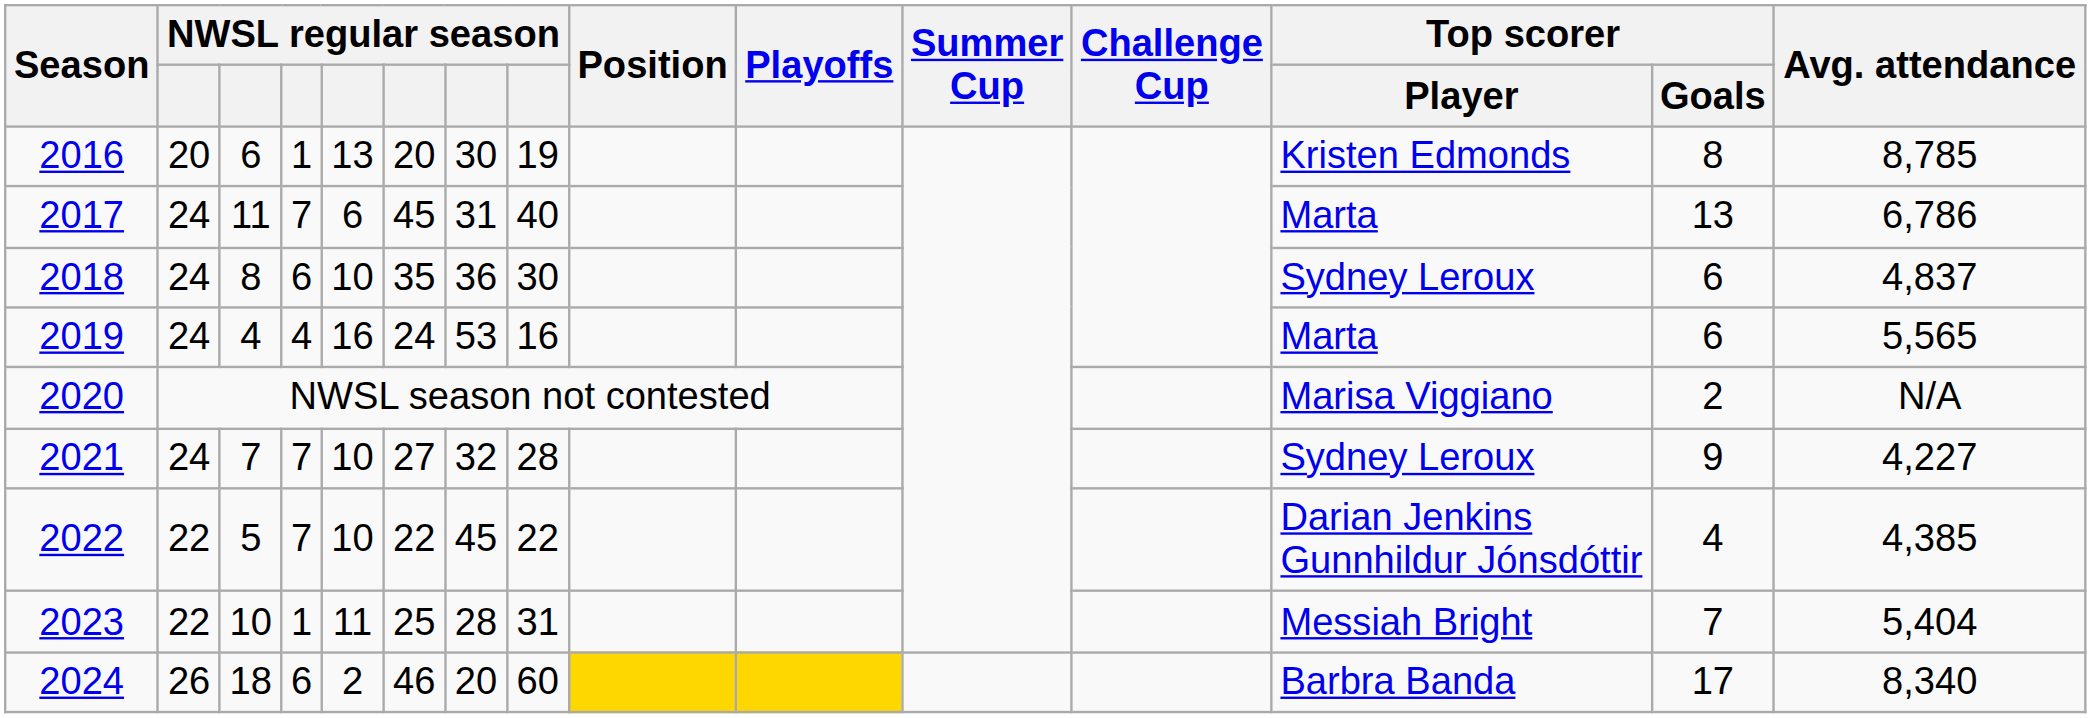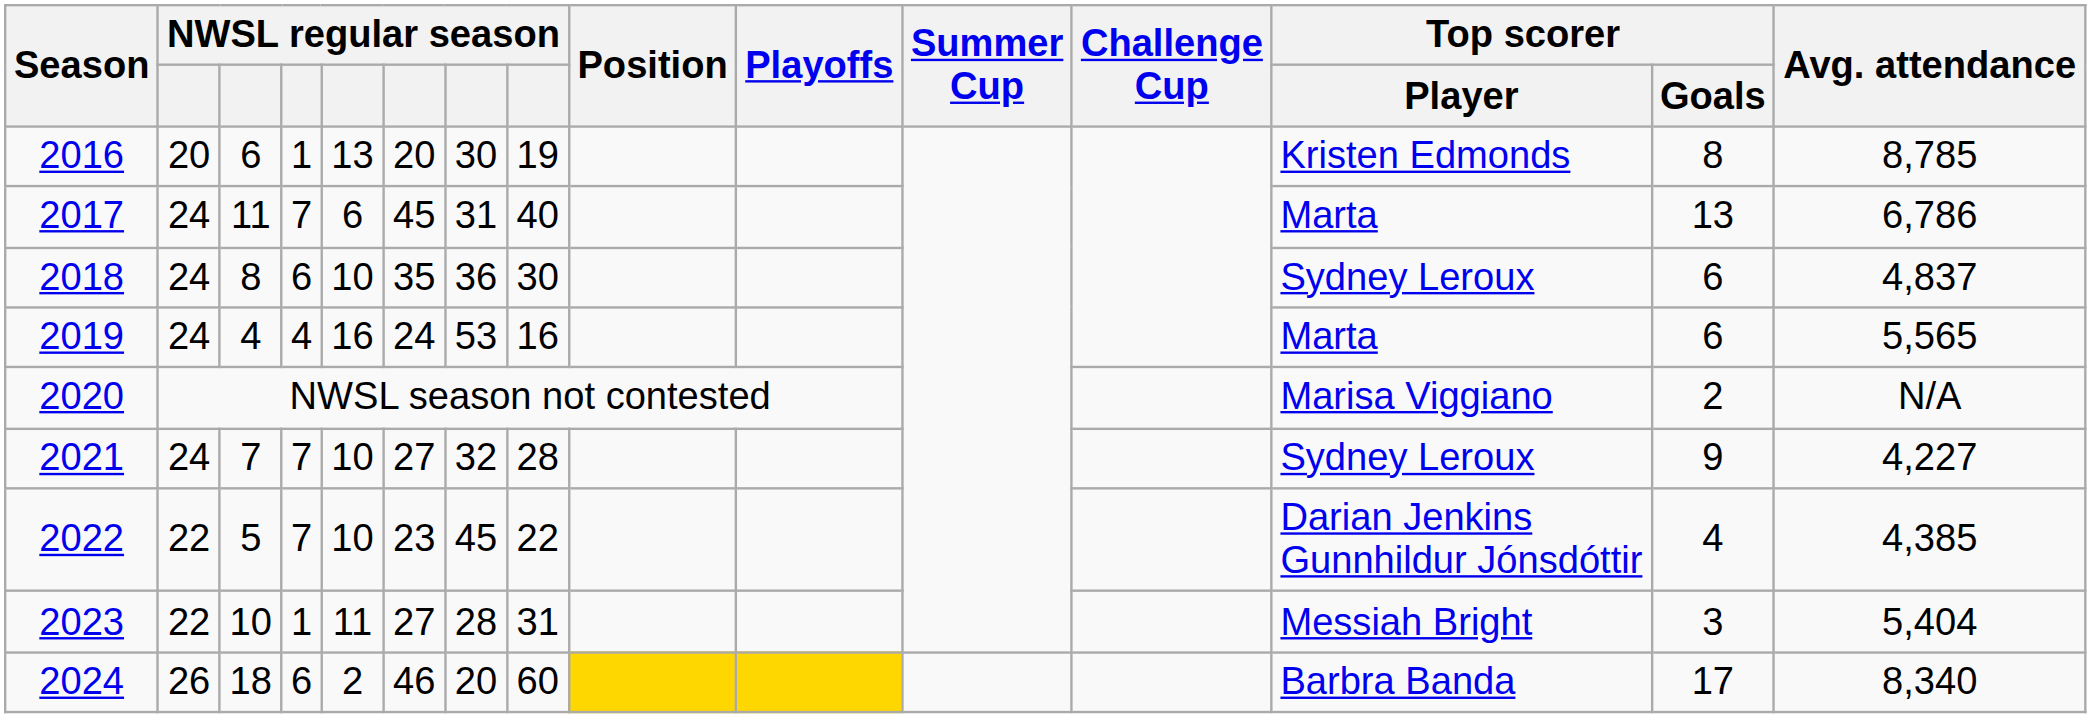(414, 539) 22 -> (414, 539) 23
(414, 621) 25 -> (414, 621) 27
(1713, 621) 7 -> (1713, 621) 3
